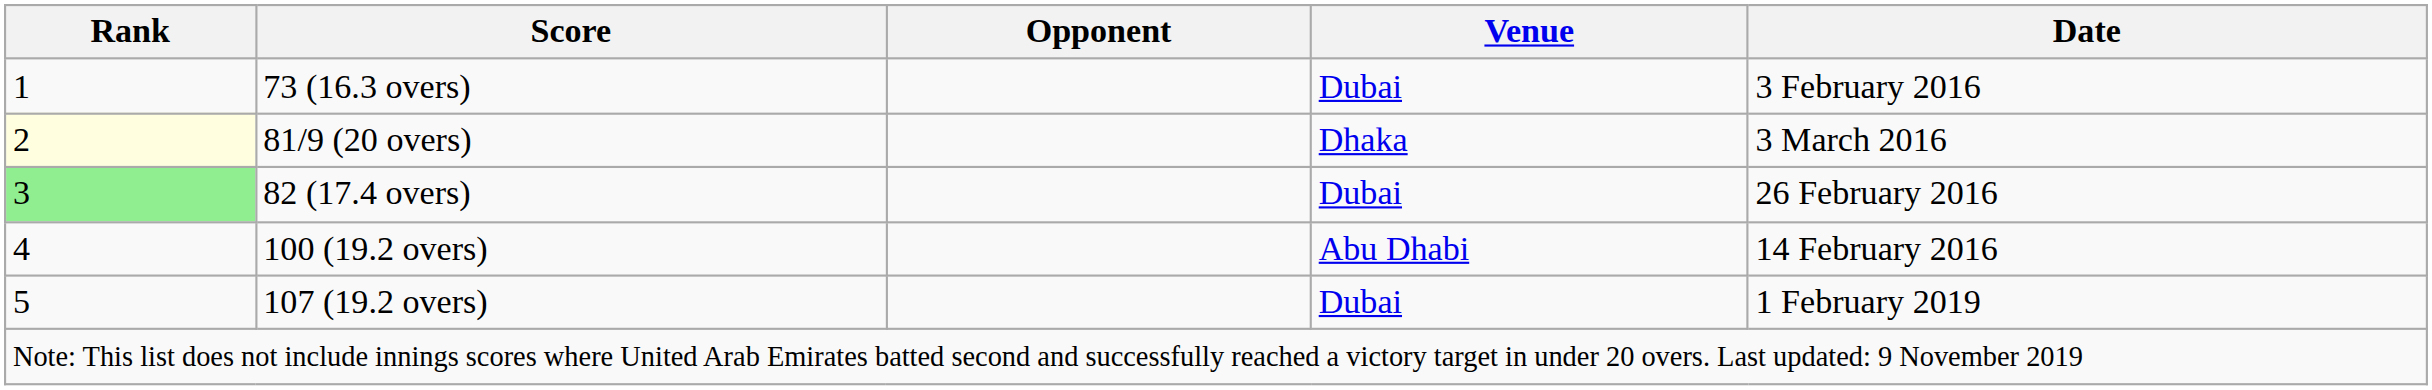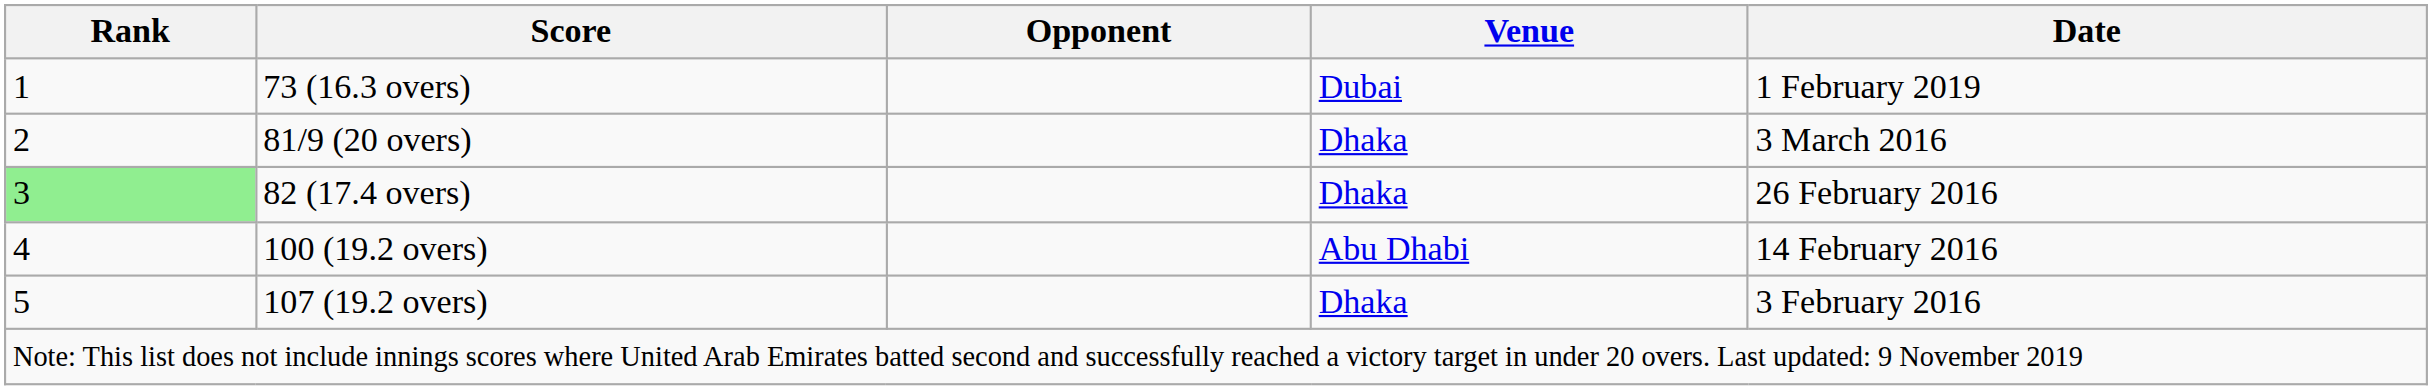(1868, 85) 3 February 2016 -> (1868, 85) 1 February 2019
(21, 139) lightyellow background -> (21, 139) no background
(1360, 193) Dubai -> (1363, 193) Dhaka
(1360, 301) Dubai -> (1363, 301) Dhaka
(1868, 301) 1 February 2019 -> (1868, 301) 3 February 2016
